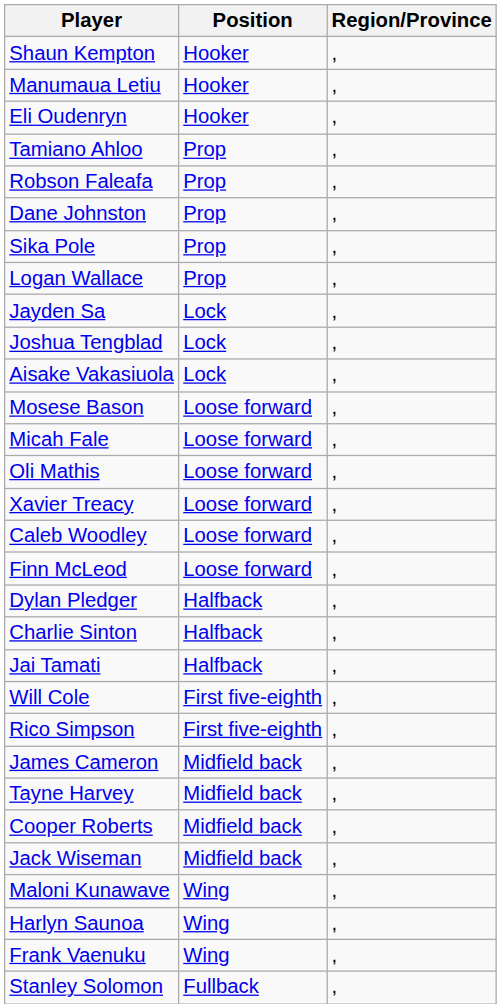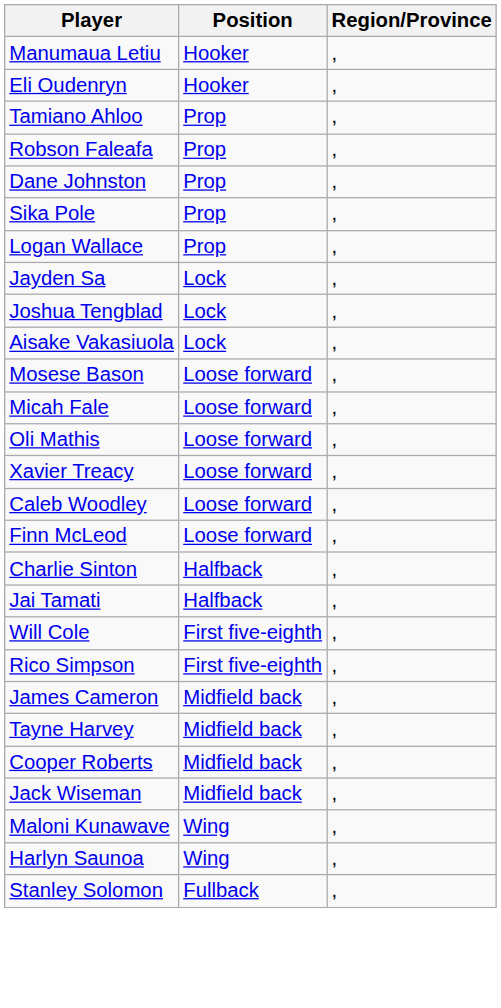- row: (82, 52)
- row: (73, 600)
- row: (77, 955)
